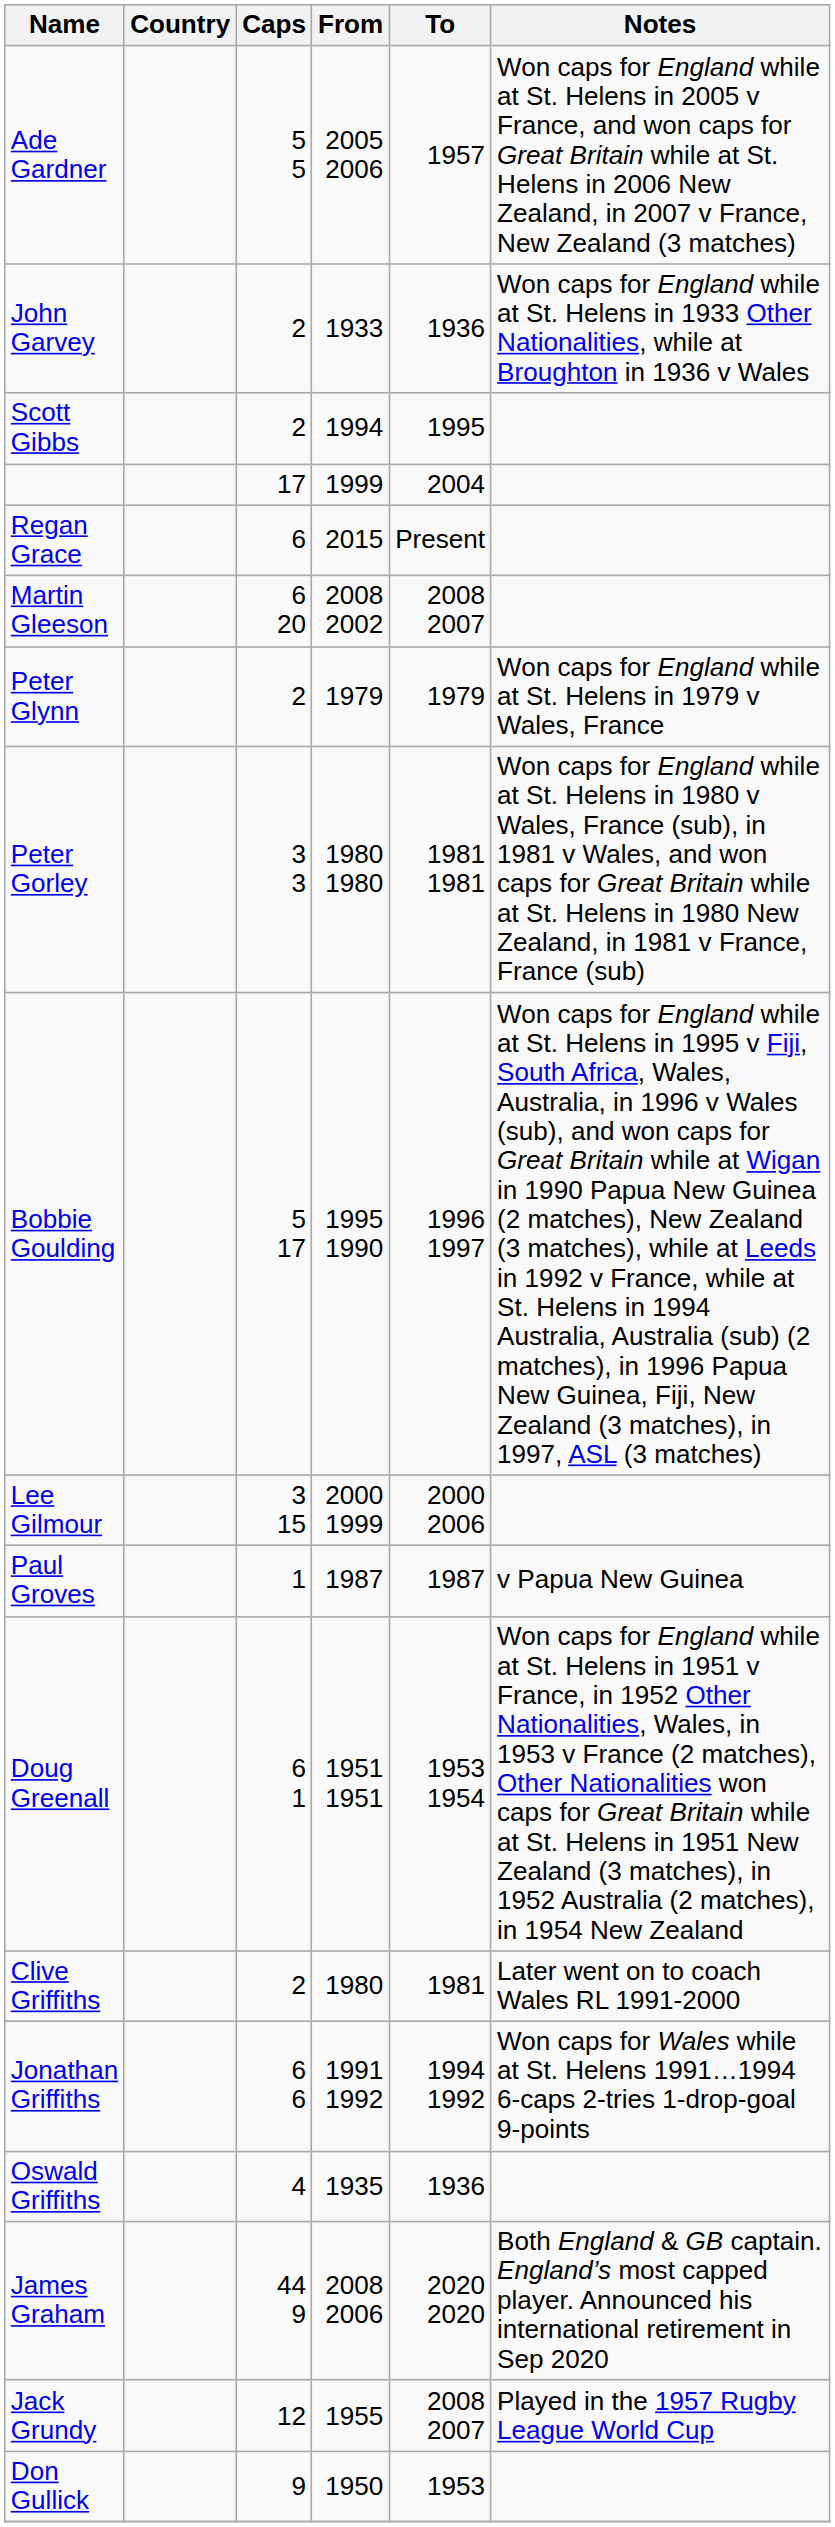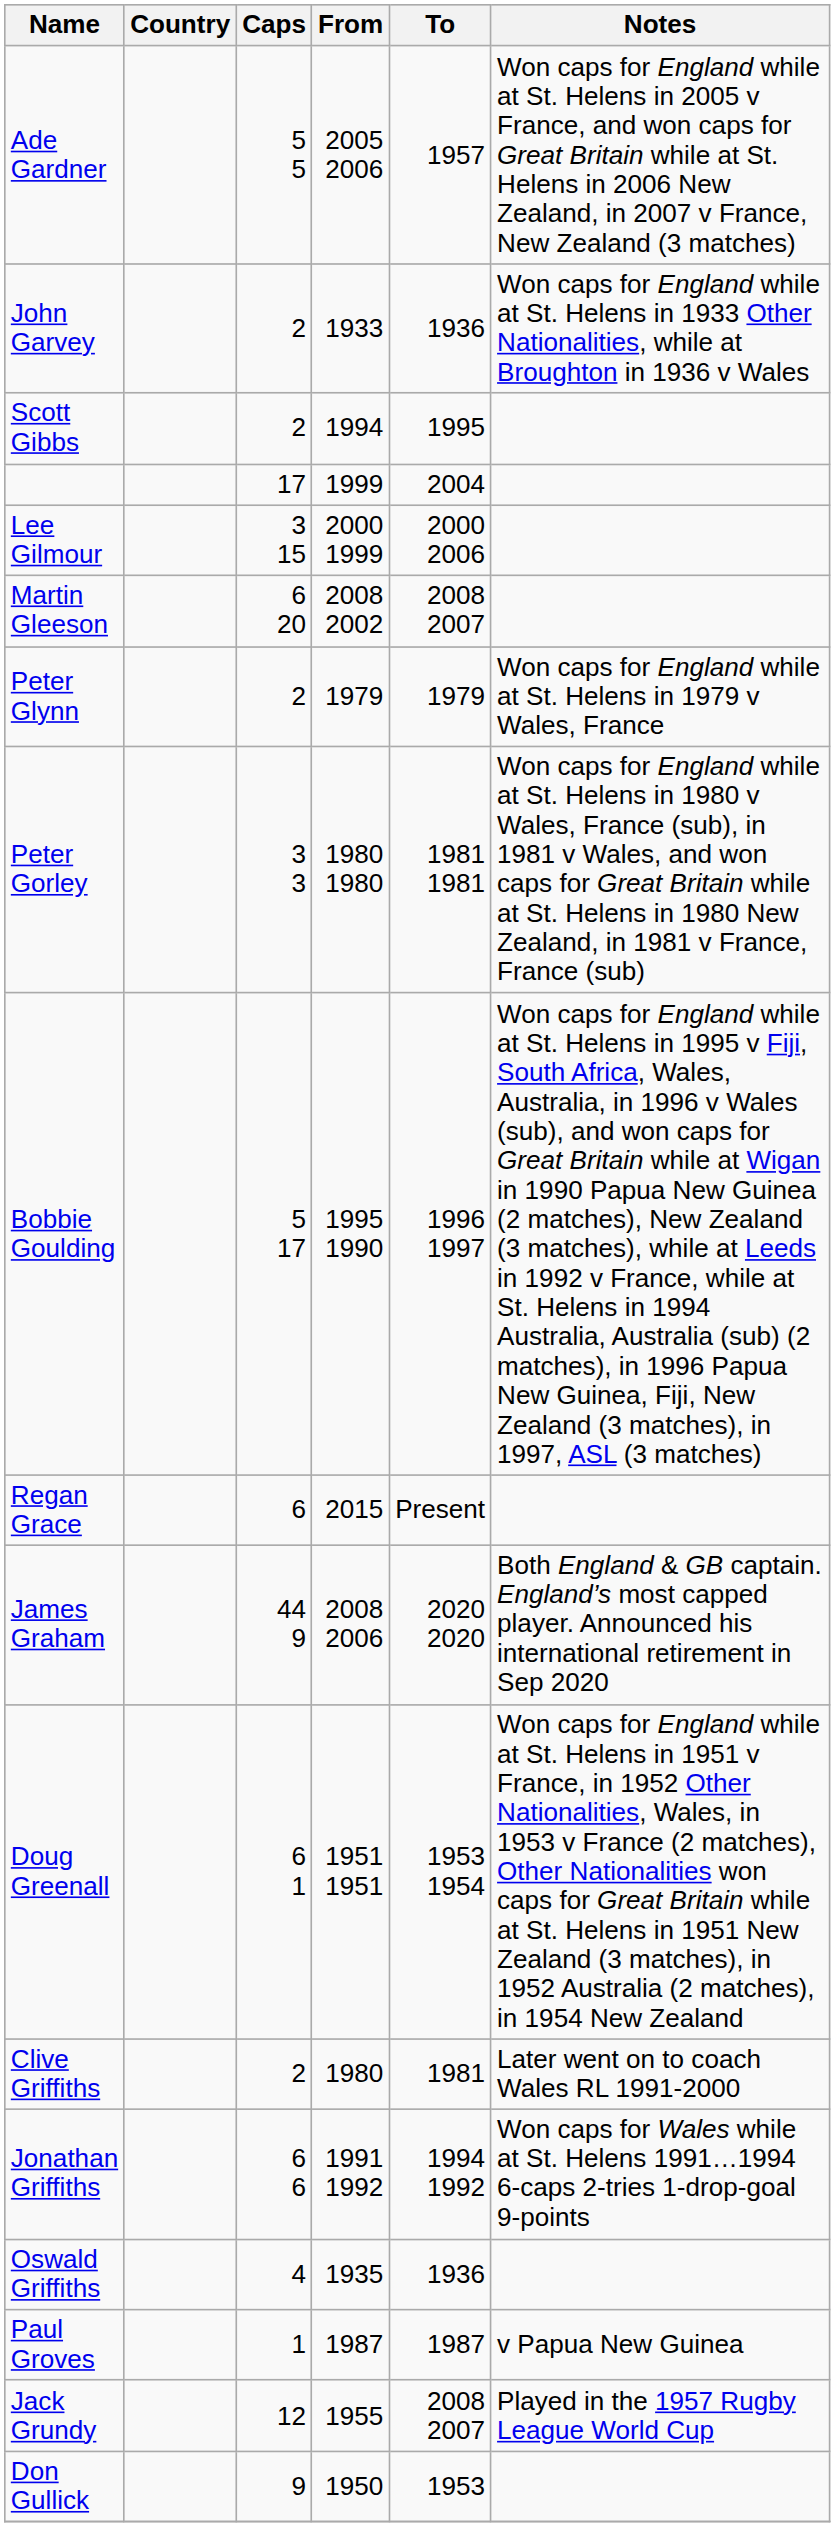rows swapped: (56, 1509) <-> (49, 540)
rows swapped: (58, 2300) <-> (53, 1580)
